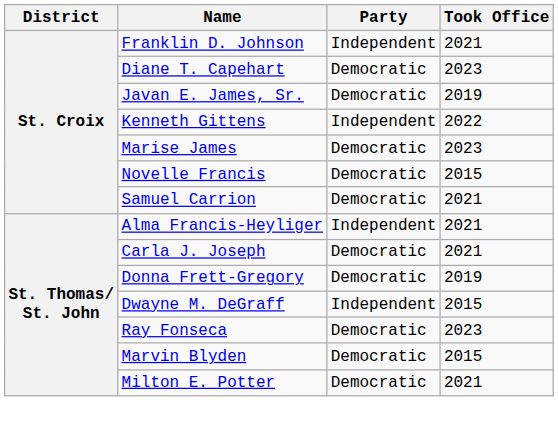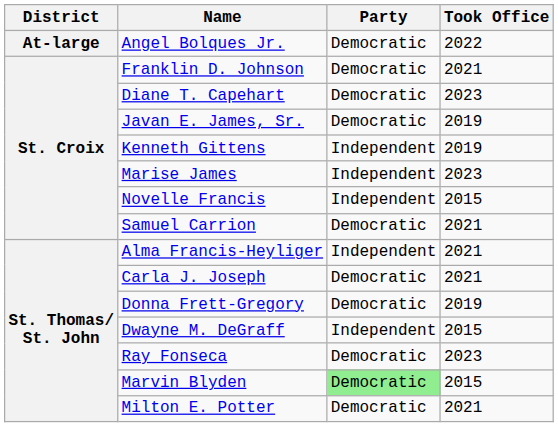+ row: (203, 44)
(384, 44) Independent -> (379, 70) Democratic
(463, 122) 2022 -> (463, 148) 2019
(379, 148) Democratic -> (384, 174) Independent
(379, 174) Democratic -> (384, 200) Independent
(379, 356) no background -> (379, 382) lightgreen background
